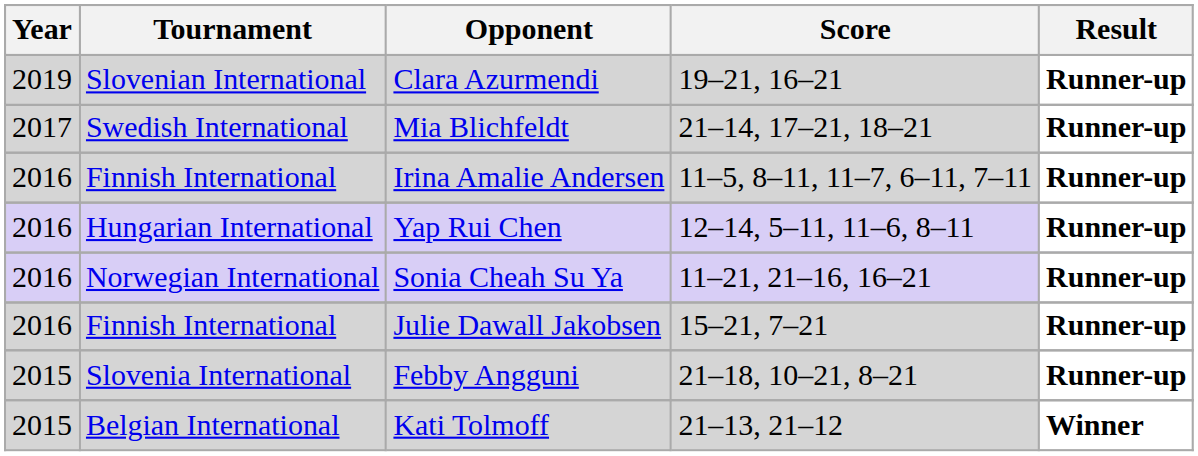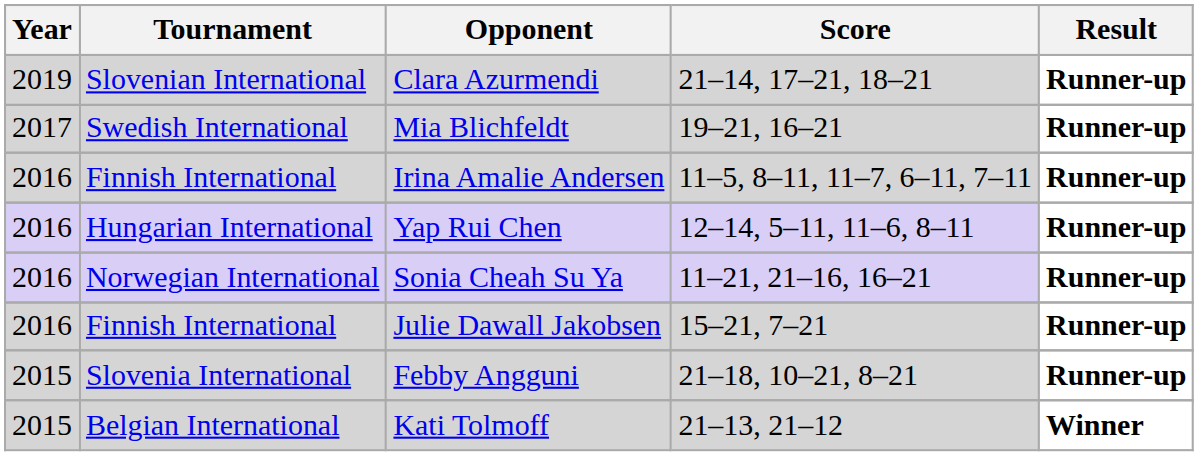(761, 78) 19–21, 16–21 -> (806, 78) 21–14, 17–21, 18–21
(806, 128) 21–14, 17–21, 18–21 -> (761, 128) 19–21, 16–21
